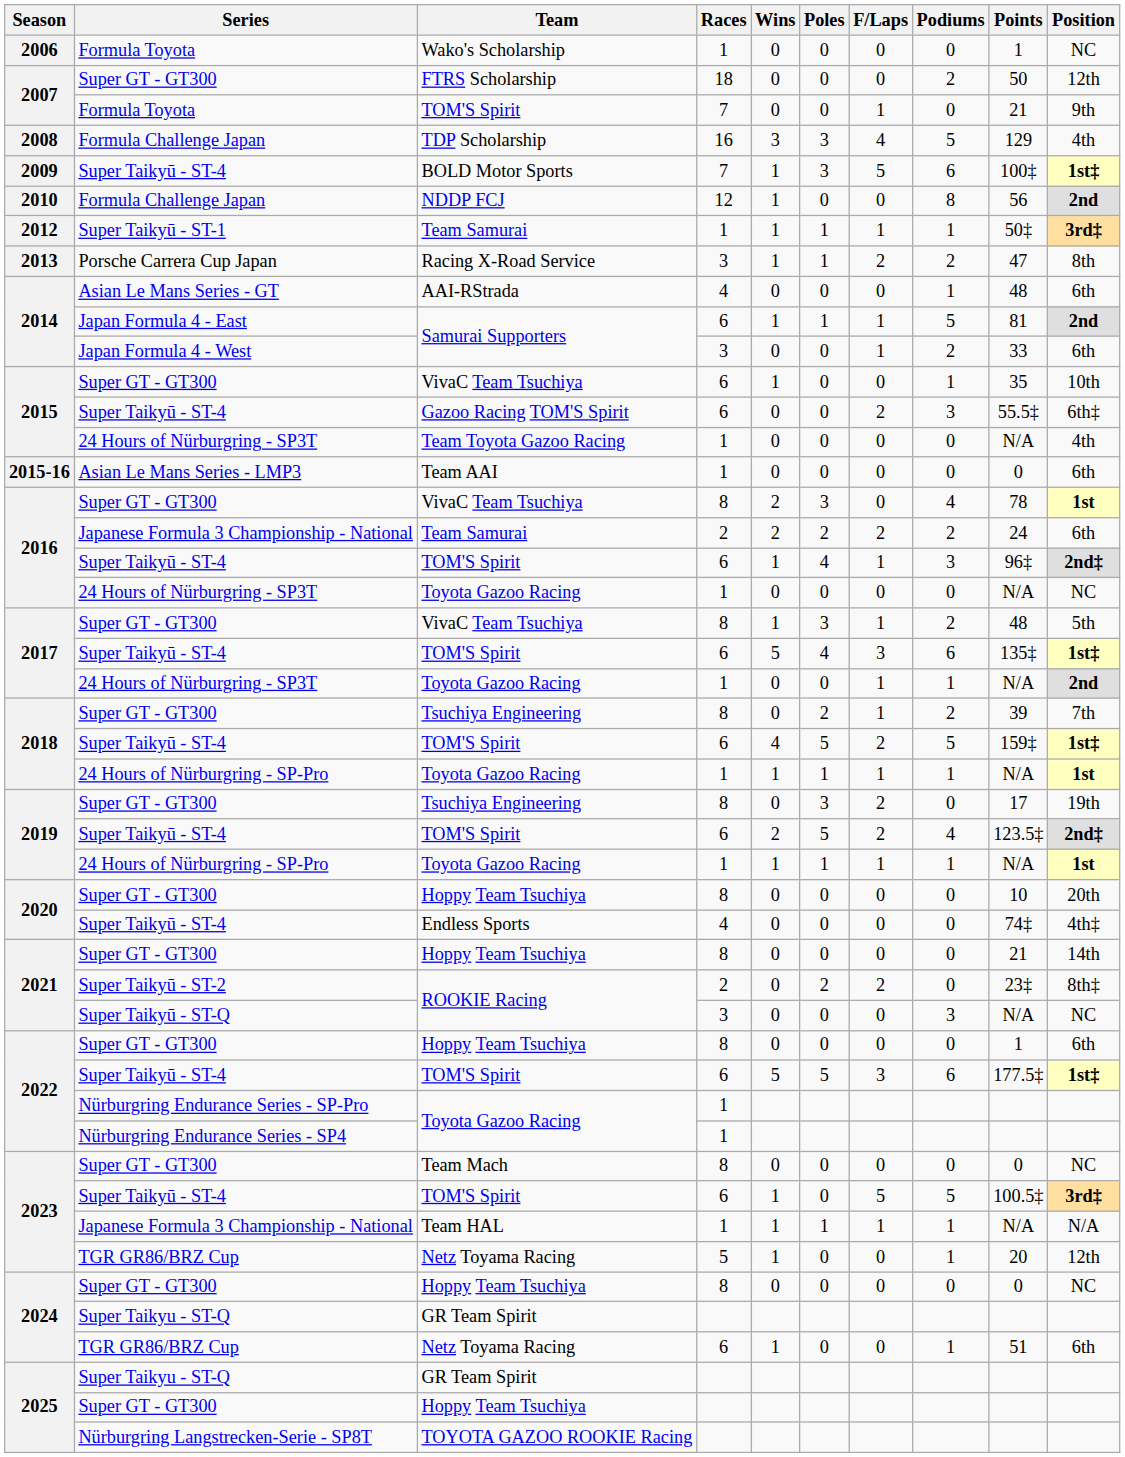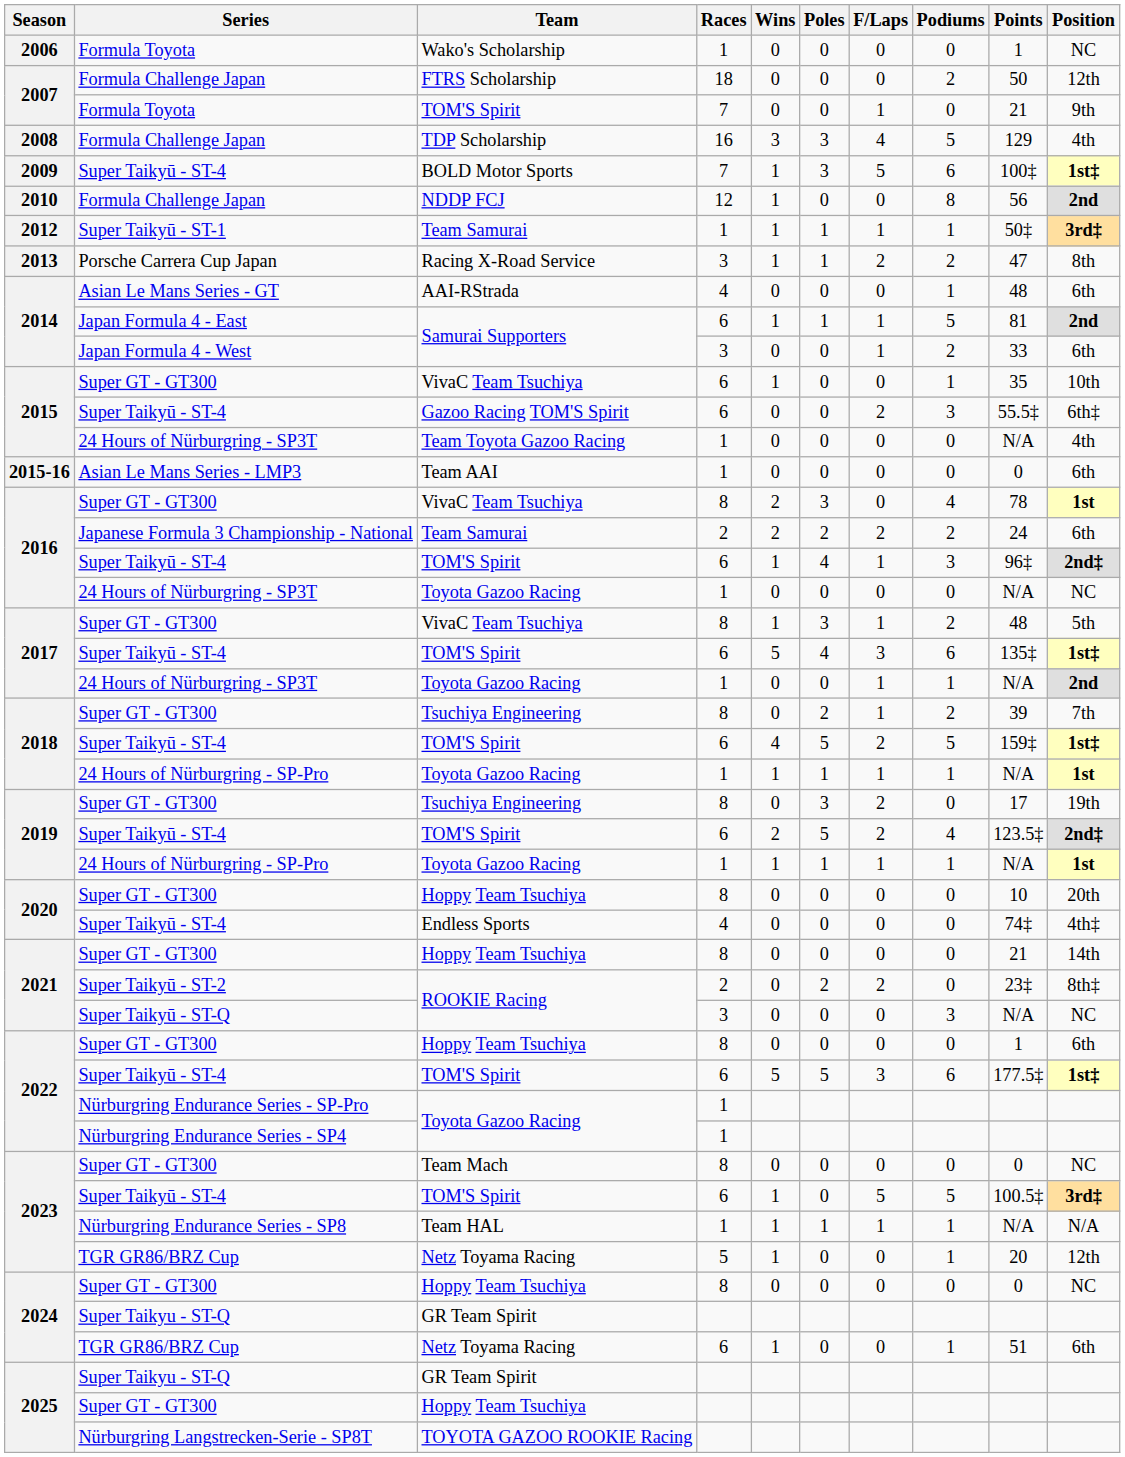(148, 80) Super GT - GT300 -> (172, 80) Formula Challenge Japan
(246, 1226) Japanese Formula 3 Championship - National -> (212, 1226) Nürburgring Endurance Series - SP8
